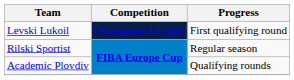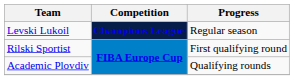(238, 30) First qualifying round -> (224, 30) Regular season
(224, 48) Regular season -> (238, 48) First qualifying round
